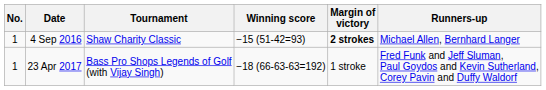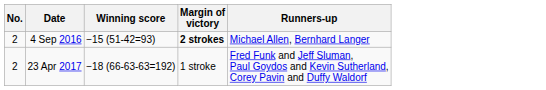- column: (159, 18)
(15, 40) 1 -> (15, 40) 2
(15, 67) 1 -> (15, 67) 2
